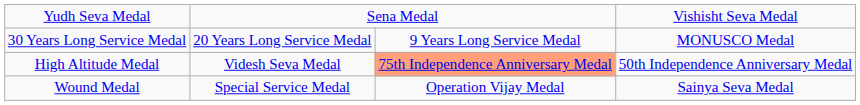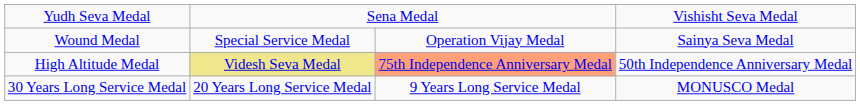rows swapped: (97, 87) <-> (97, 40)
(282, 64) no background -> (282, 64) khaki background
